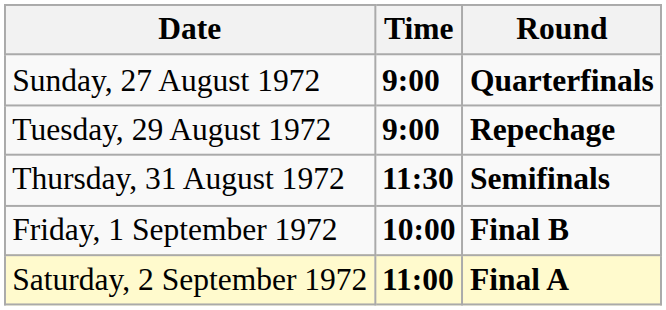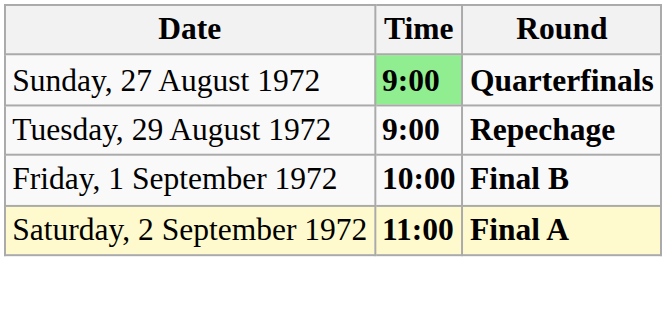(411, 79) no background -> (411, 79) lightgreen background
- row: (178, 179)
